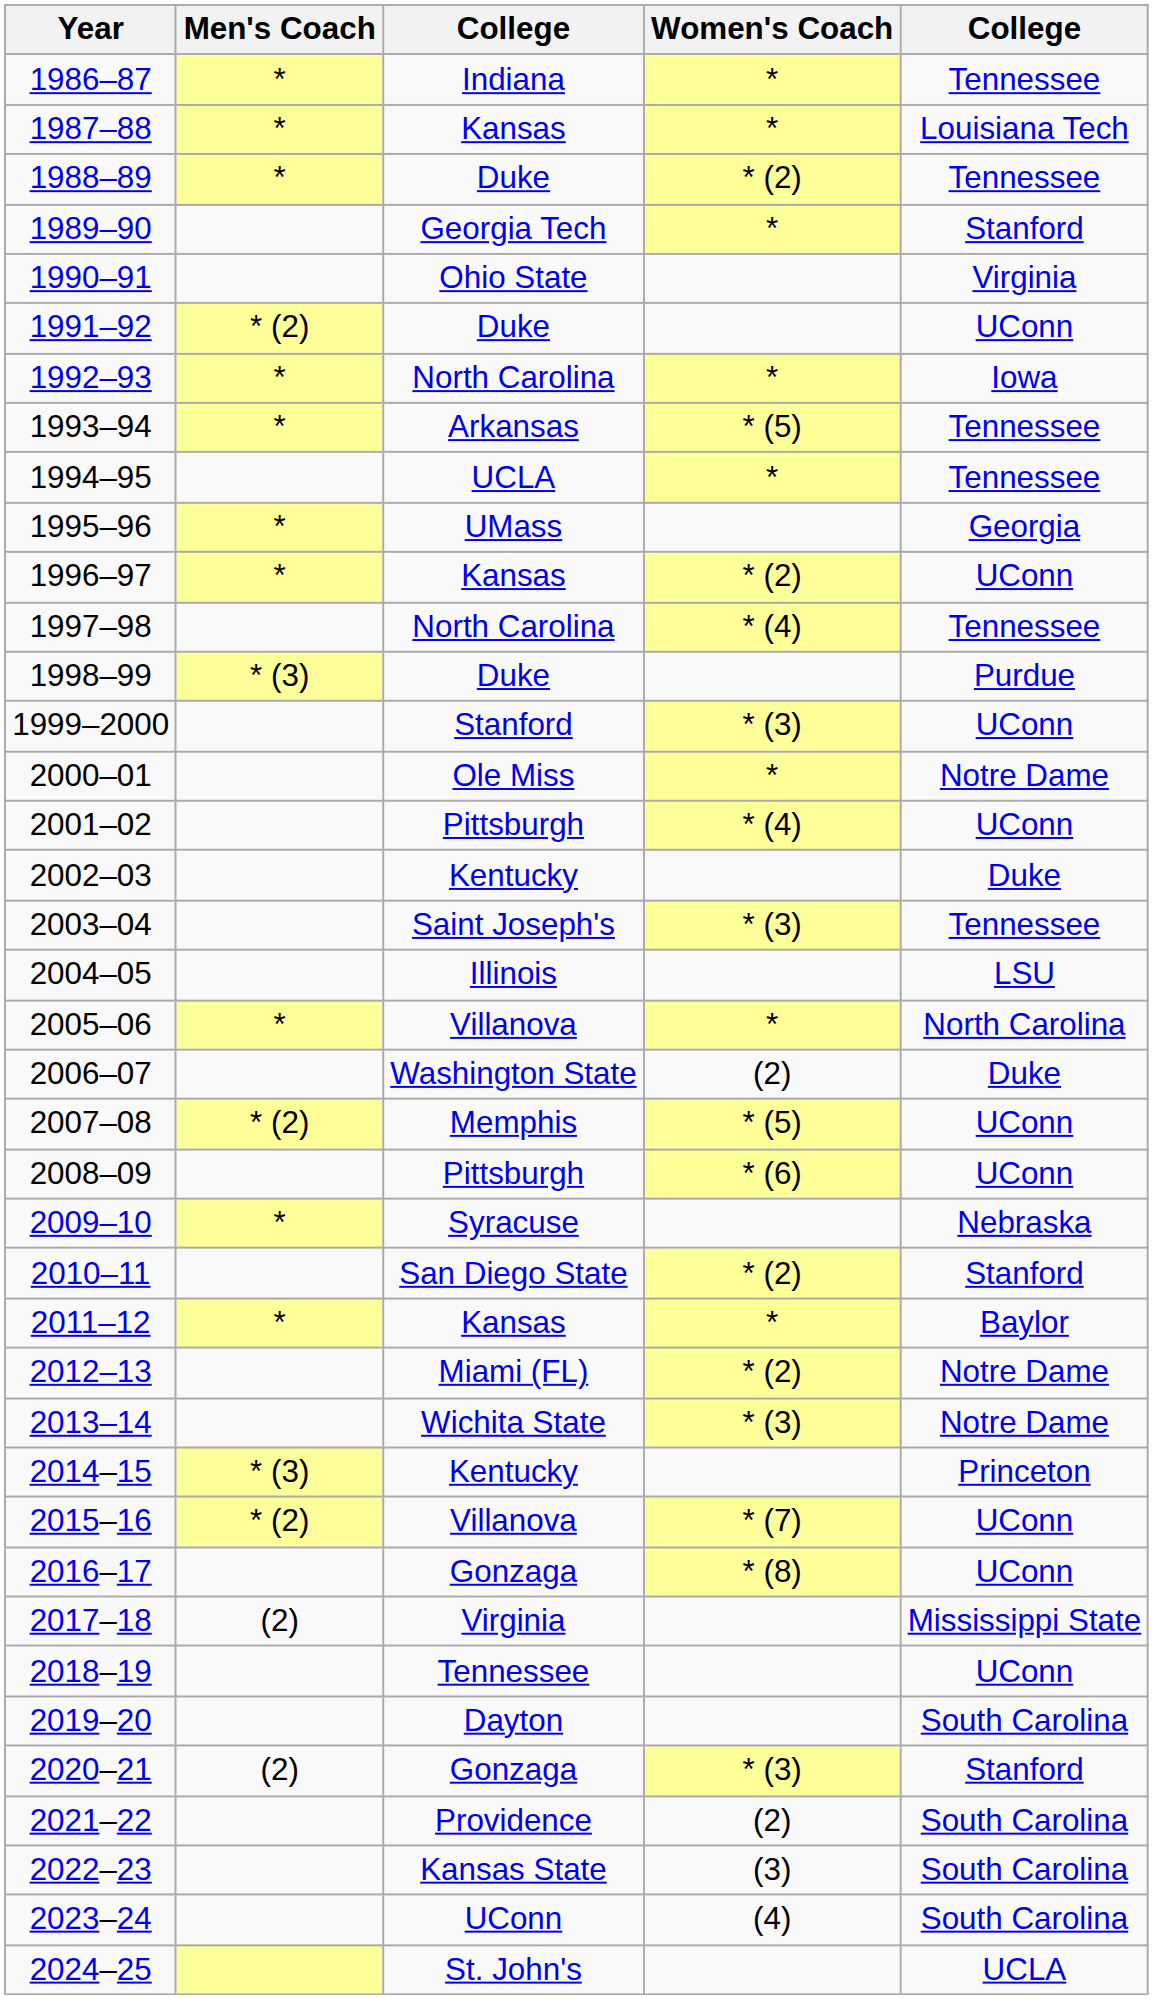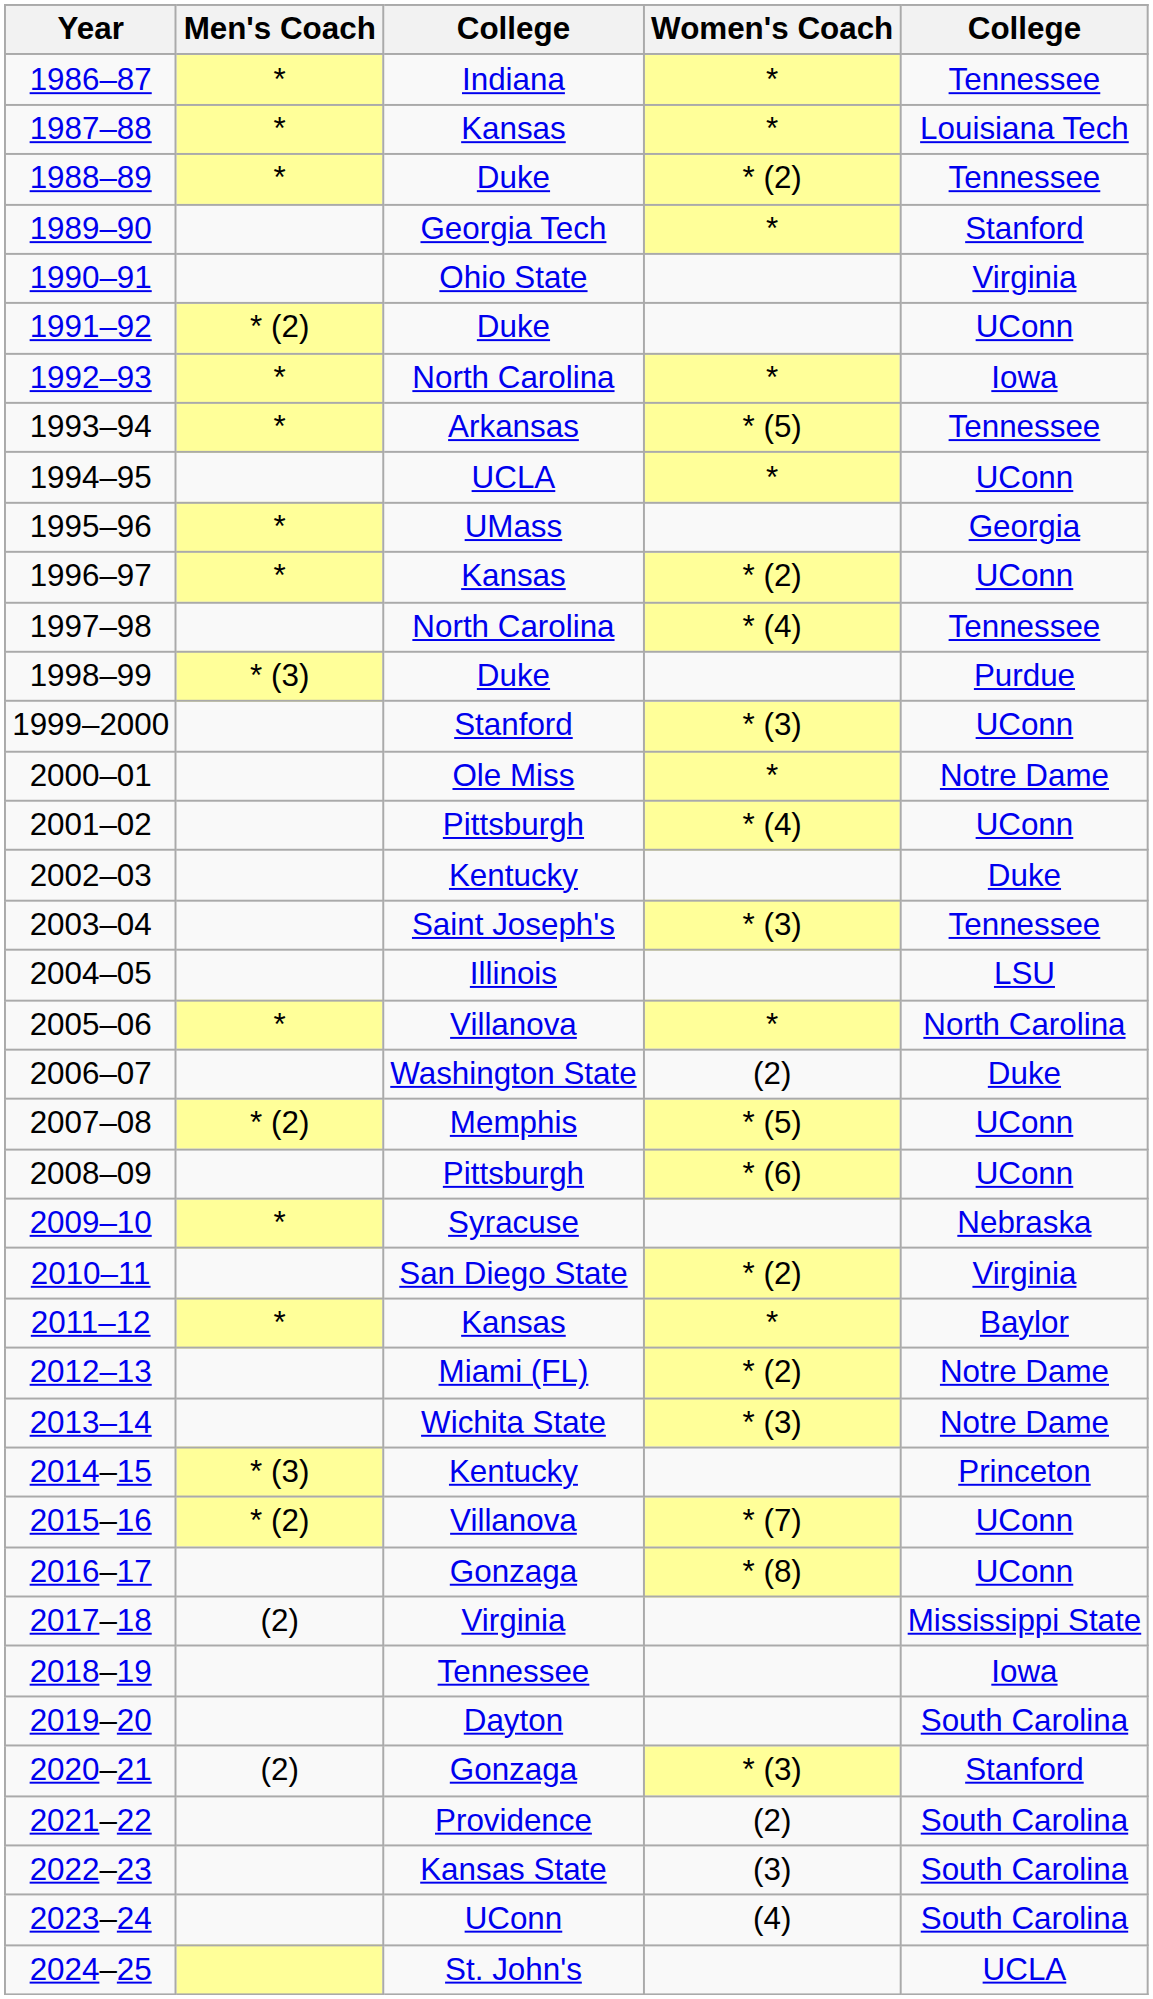(1024, 476) Tennessee -> (1024, 476) UConn
(1024, 1272) Stanford -> (1024, 1272) Virginia
(1024, 1670) UConn -> (1024, 1670) Iowa
